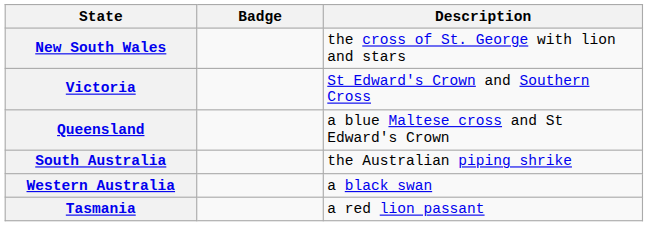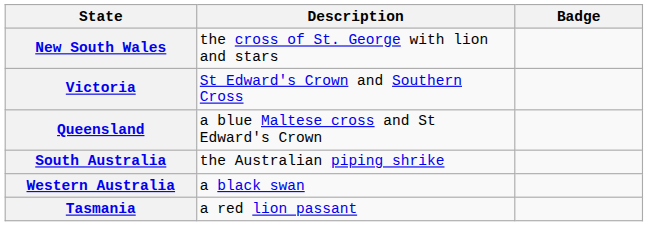columns swapped: (260, 16) <-> (483, 16)
